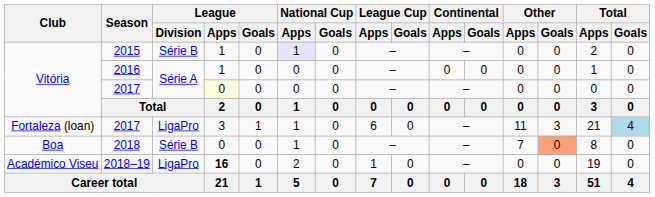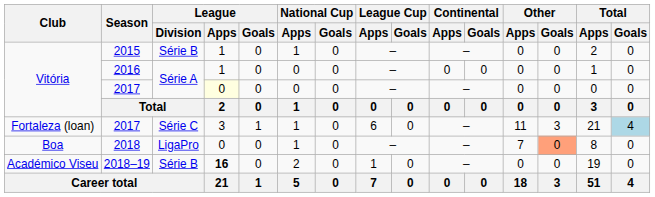(296, 51) lavender background -> (296, 51) no background
(178, 126) LigaPro -> (178, 126) Série C
(178, 145) Série B -> (178, 145) LigaPro
(178, 164) LigaPro -> (178, 164) Série B
